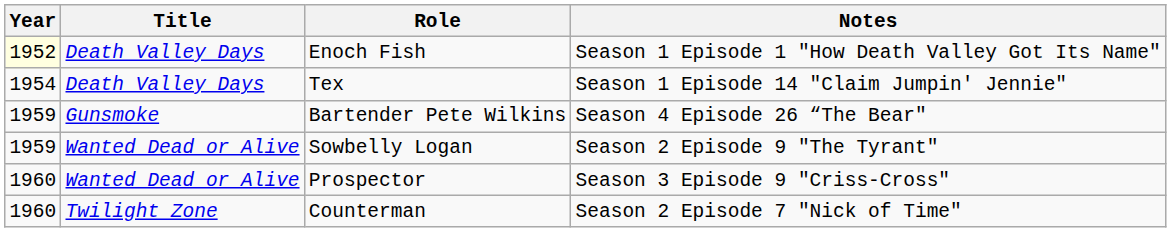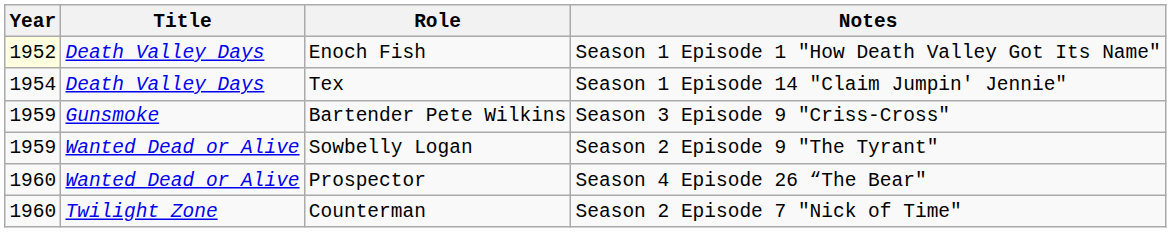(751, 116) Season 4 Episode 26 “The Bear" -> (763, 116) Season 3 Episode 9 "Criss-Cross"
(763, 180) Season 3 Episode 9 "Criss-Cross" -> (751, 180) Season 4 Episode 26 “The Bear"
